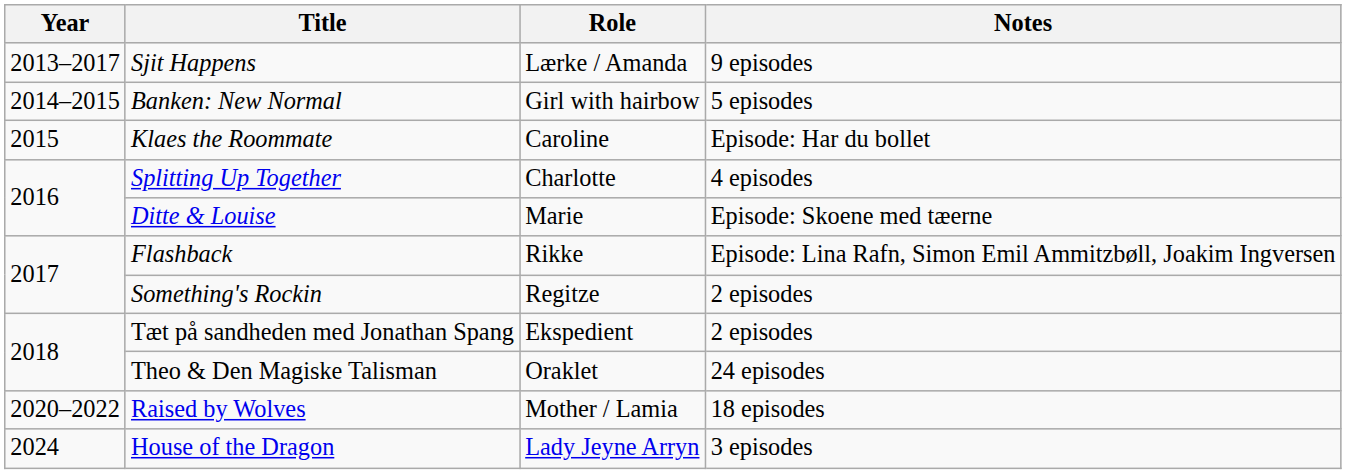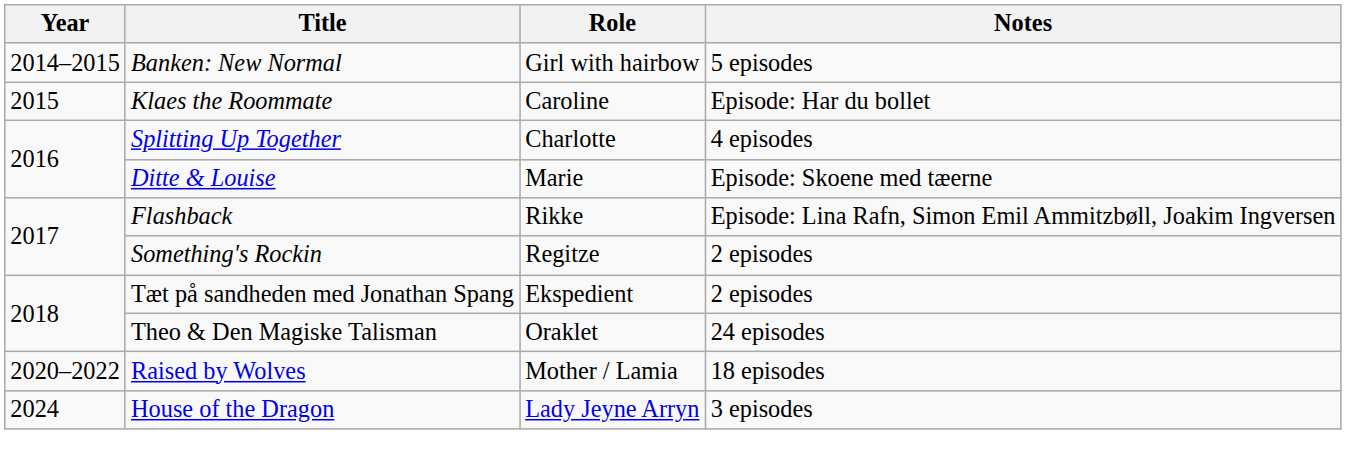- row: (194, 62)
